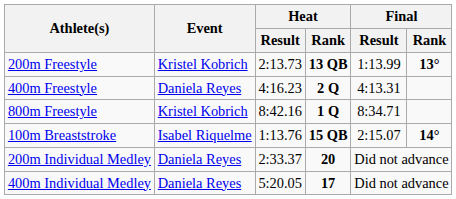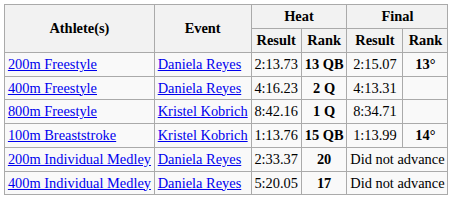(203, 64) Kristel Kobrich -> (199, 64) Daniela Reyes
(379, 64) 1:13.99 -> (375, 64) 2:15.07
(205, 135) Isabel Riquelme -> (203, 135) Kristel Kobrich
(379, 135) 2:15.07 -> (375, 135) 1:13.99
